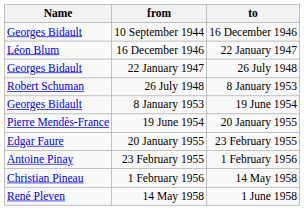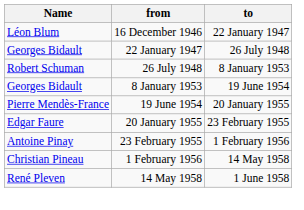- row: (159, 31)
